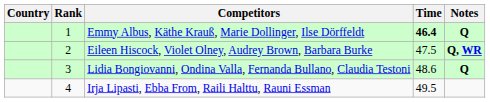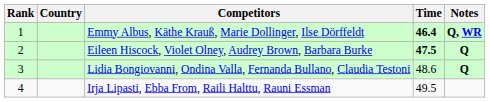columns swapped: (68, 13) <-> (28, 13)
(464, 32) Q -> (464, 32) Q, WR
(426, 50) normal -> (426, 50) bold
(464, 50) Q, WR -> (464, 50) Q
